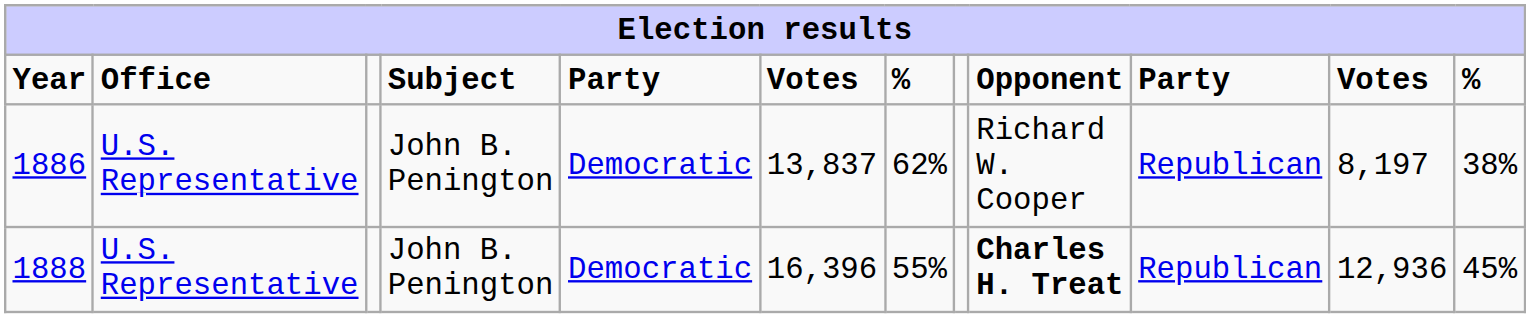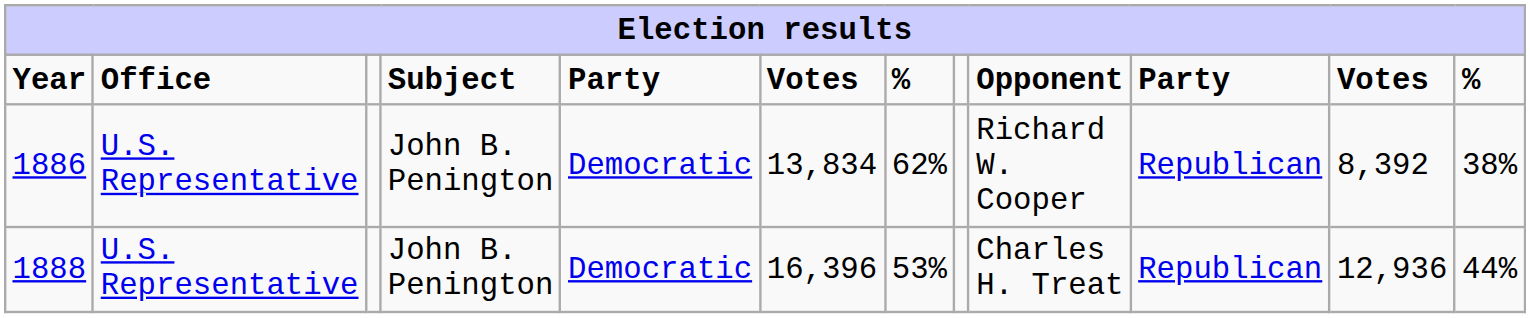(822, 166) 13,837 -> (822, 166) 13,834
(1383, 166) 8,197 -> (1383, 166) 8,392
(919, 269) 55% -> (919, 269) 53%
(1050, 269) bold -> (1050, 269) normal
(1490, 269) 45% -> (1490, 269) 44%
